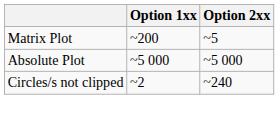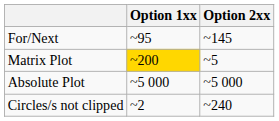+ row: (33, 37)
(144, 37) no background -> (144, 60) gold background
